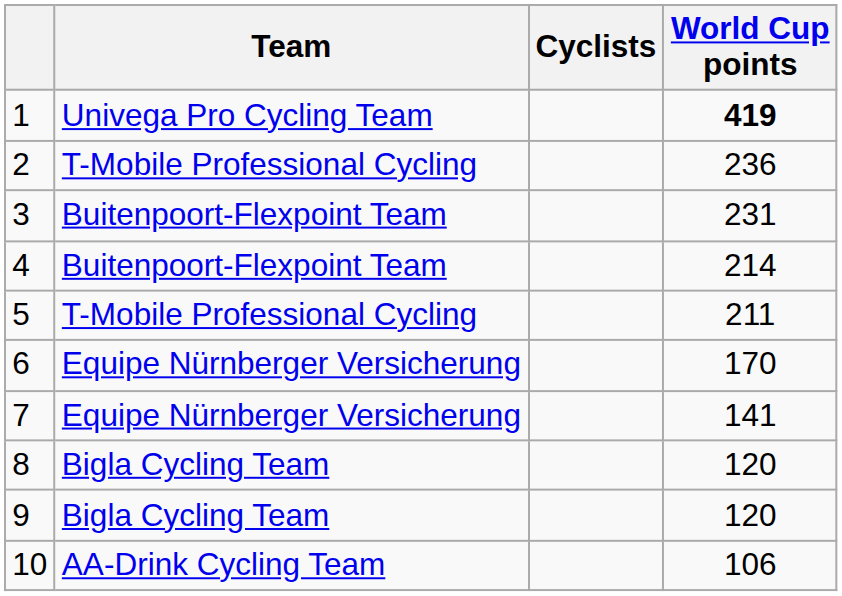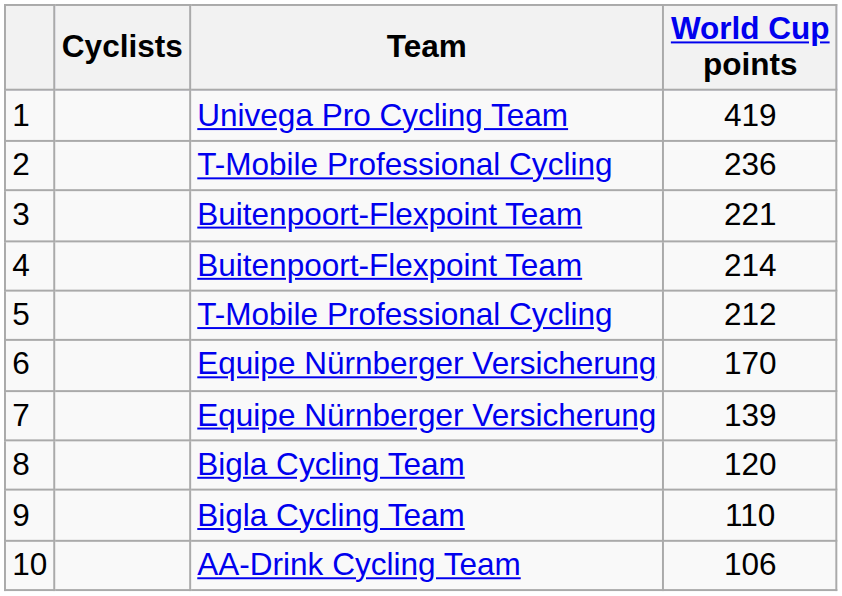columns swapped: (596, 47) <-> (291, 47)
(750, 114) bold -> (750, 114) normal
(750, 214) 231 -> (750, 214) 221
(750, 314) 211 -> (750, 314) 212
(750, 414) 141 -> (750, 414) 139
(750, 514) 120 -> (750, 514) 110
